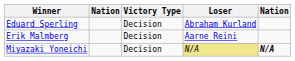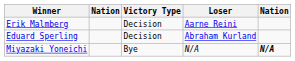rows swapped: (37, 37) <-> (42, 24)
(143, 50) Decision -> (131, 50) Bye
(192, 50) khaki background -> (192, 50) no background
